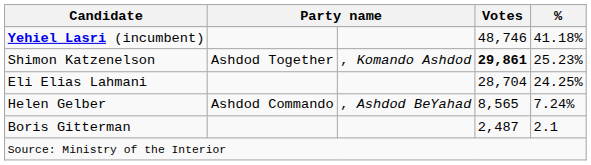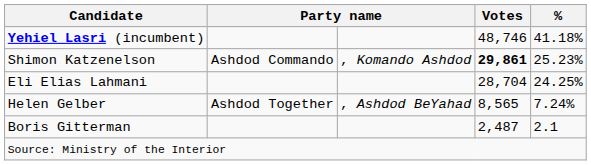(272, 60) Ashdod Together -> (272, 60) Ashdod Commando
(272, 105) Ashdod Commando -> (272, 105) Ashdod Together
